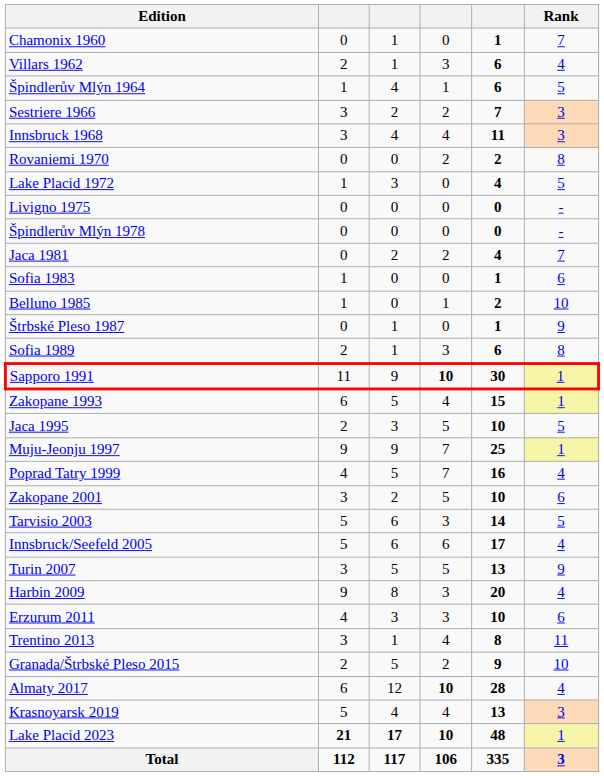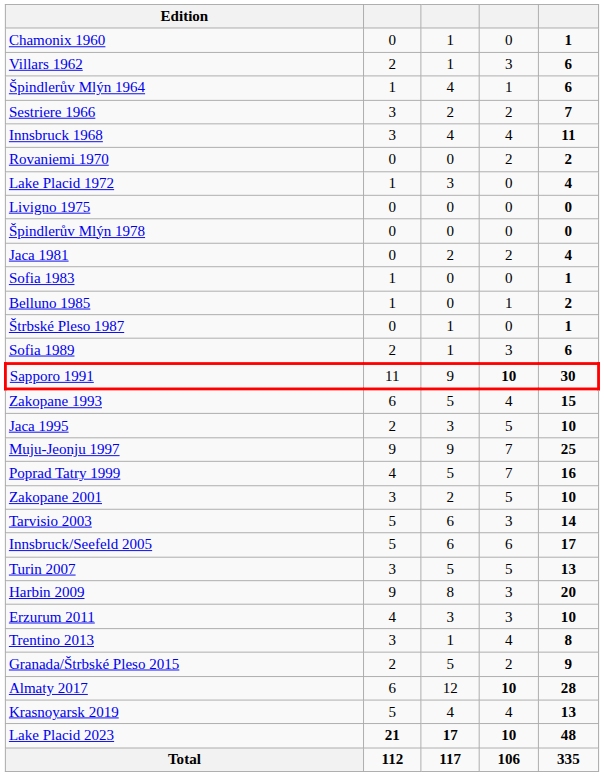- column: (561, 16)
